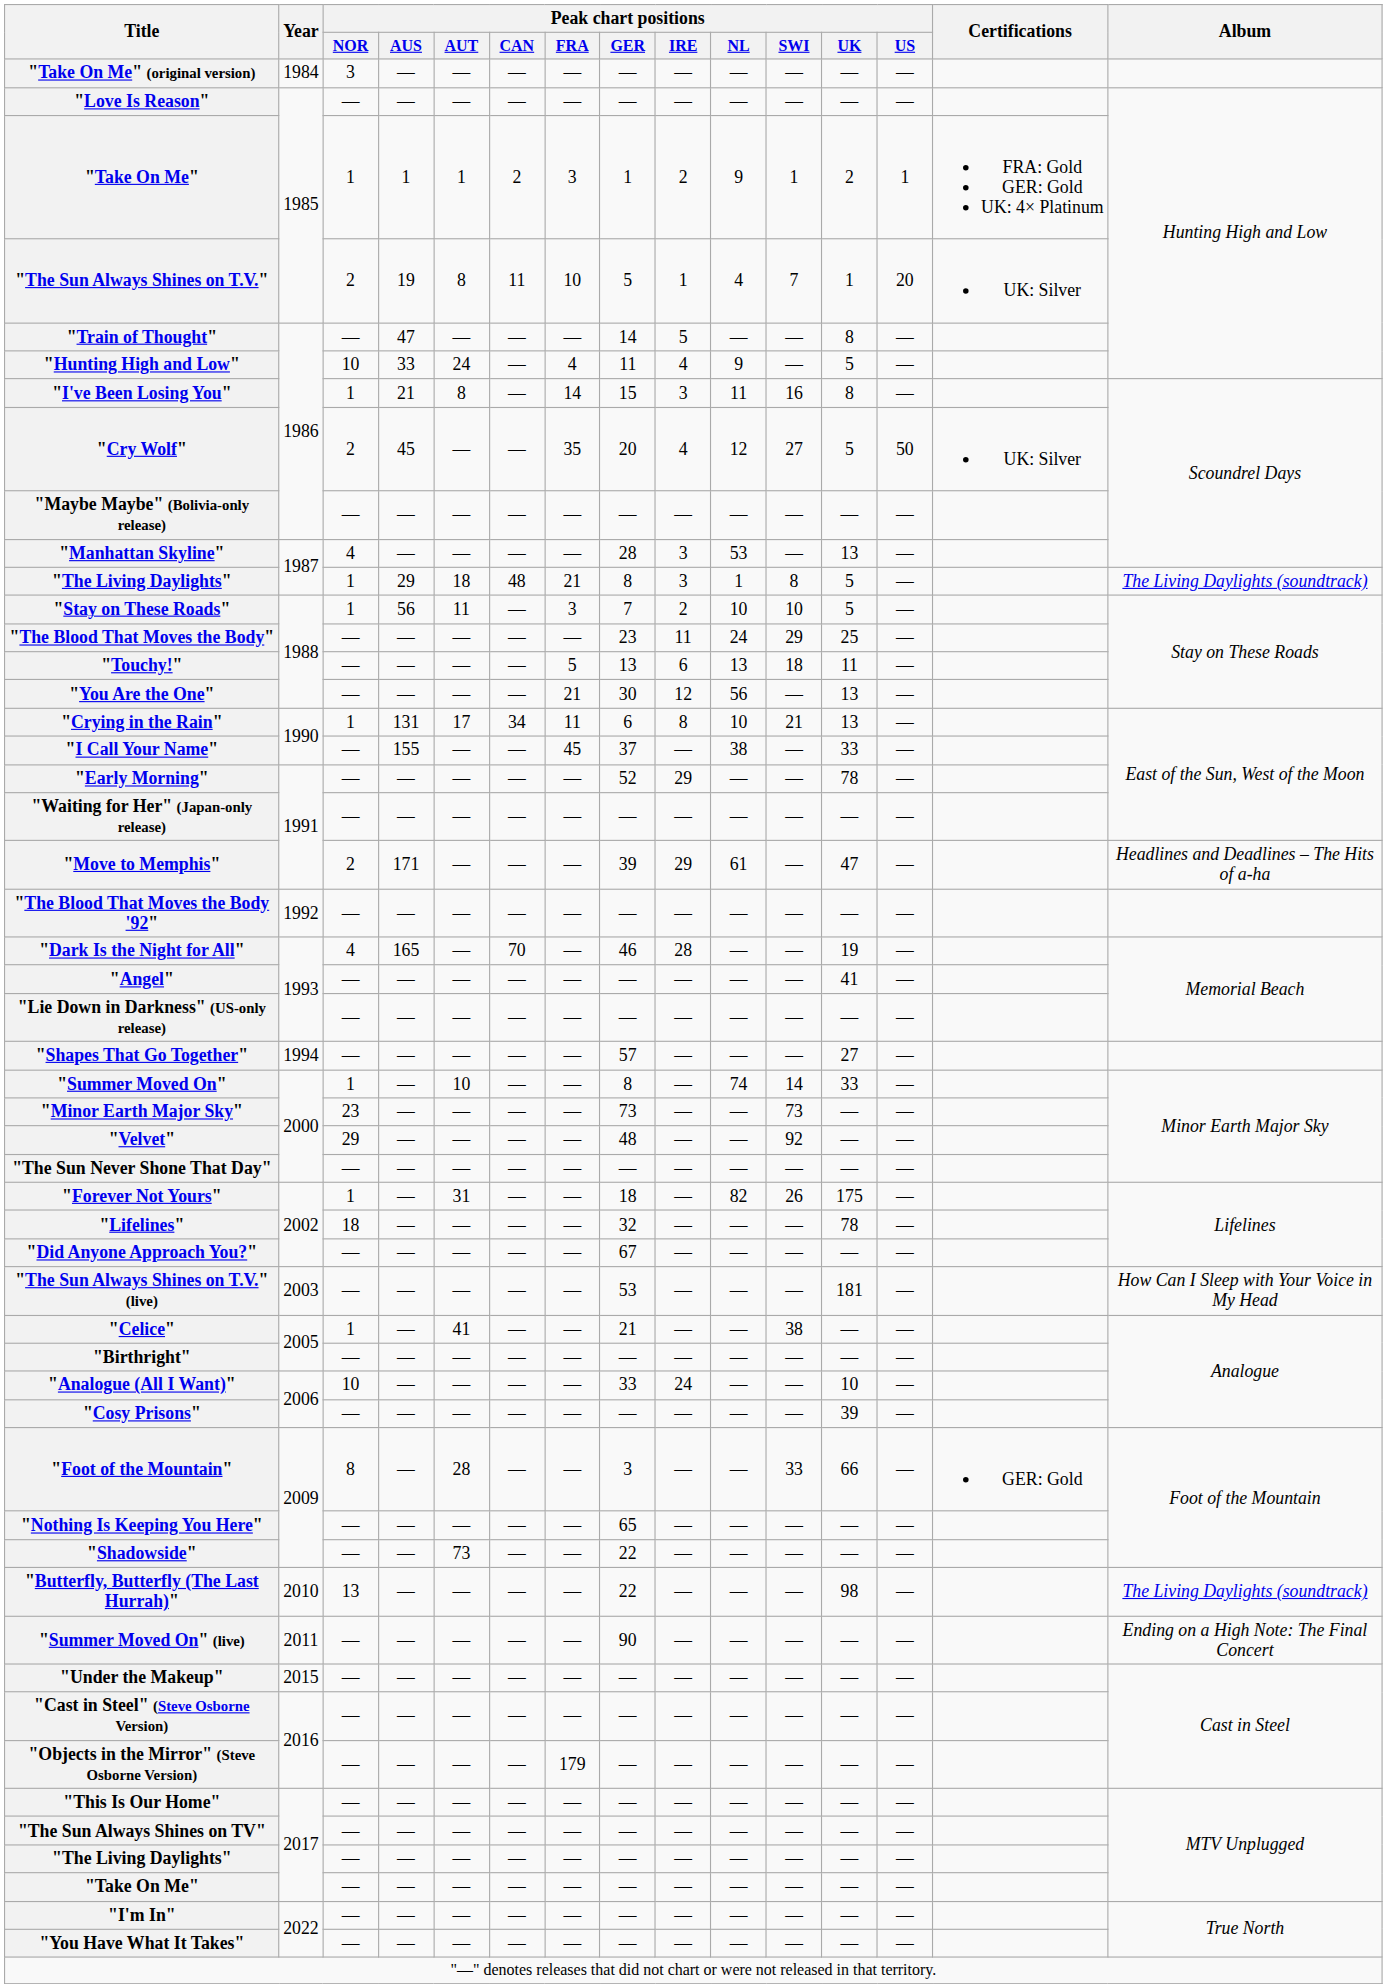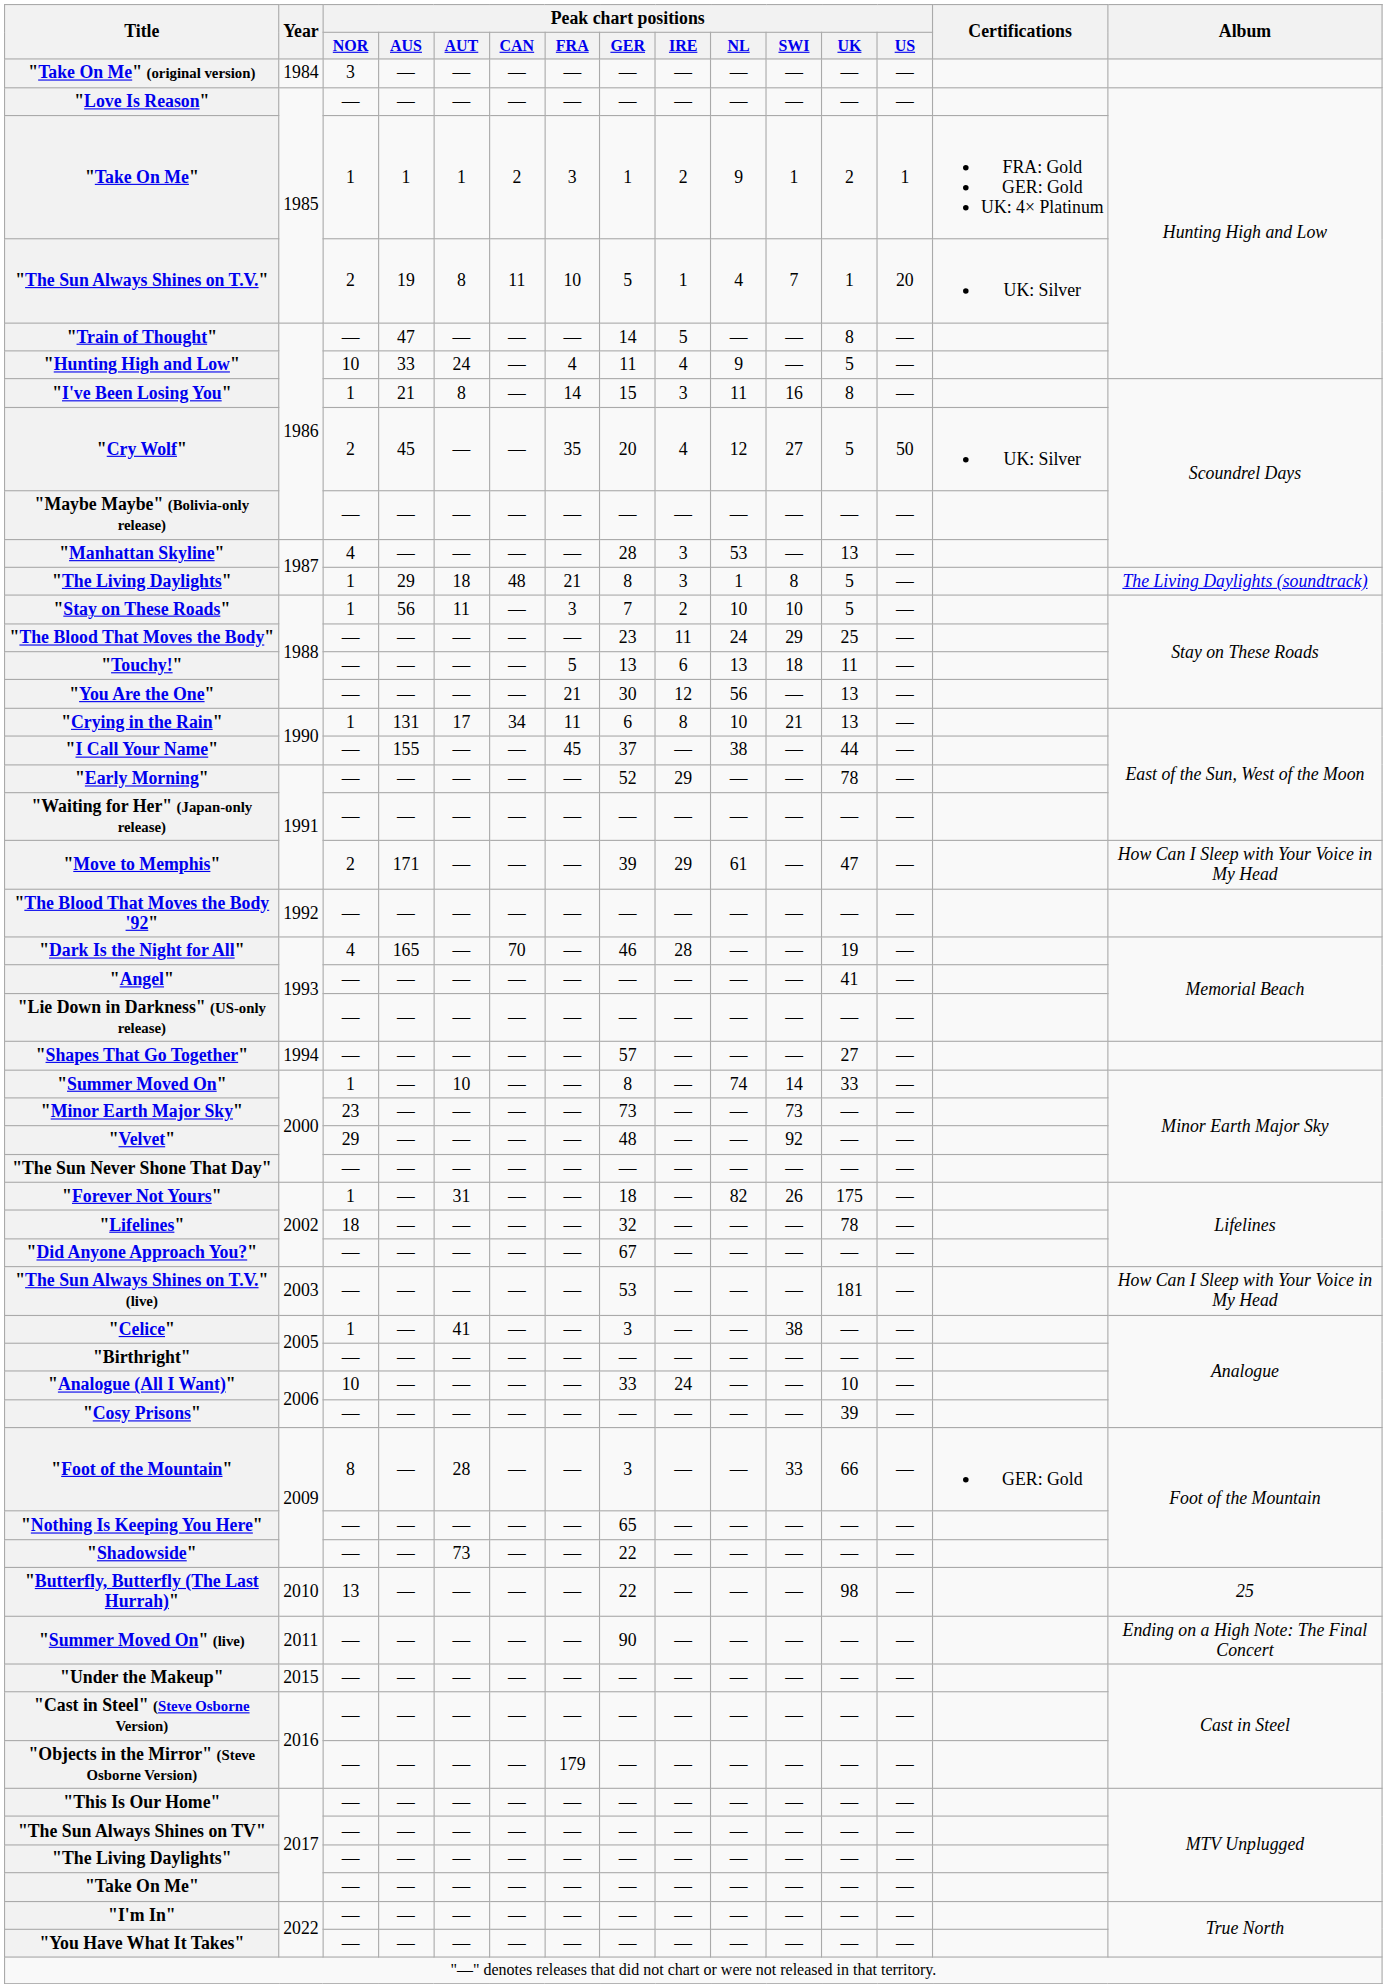(849, 750) 33 -> (849, 750) 44
(1245, 864) Headlines and Deadlines – The Hits of a-ha -> (1245, 864) How Can I Sleep with Your Voice in My Head
(628, 1328) 21 -> (628, 1328) 3
(1245, 1591) The Living Daylights (soundtrack) -> (1245, 1591) 25
